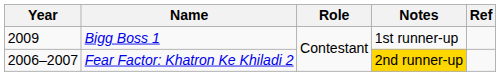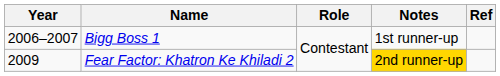(23, 37) 2009 -> (43, 37) 2006–2007
(43, 60) 2006–2007 -> (23, 60) 2009
